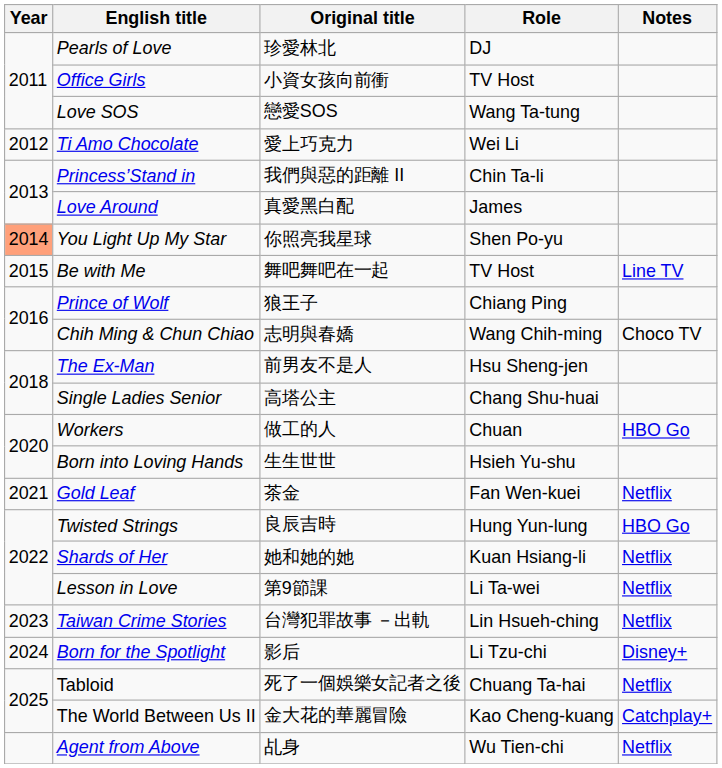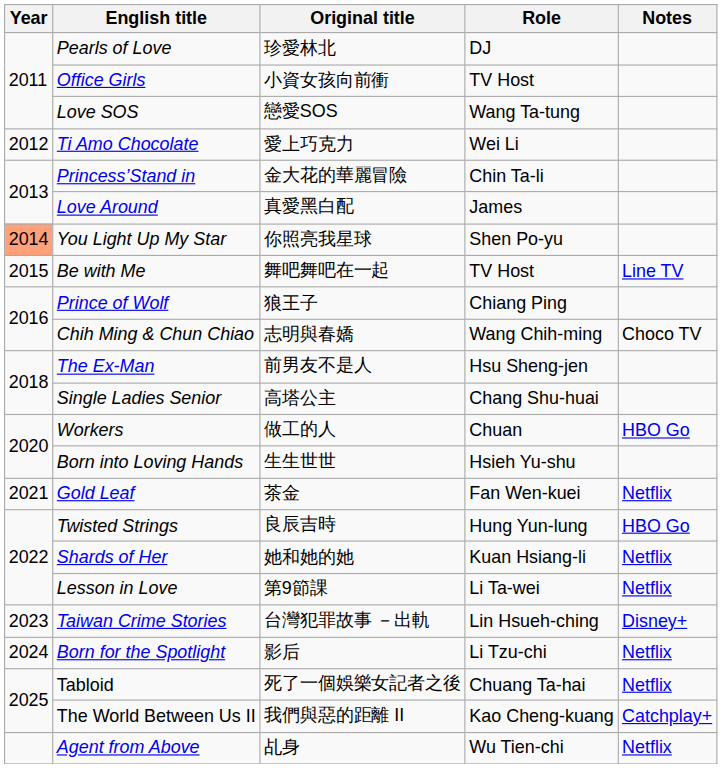(334, 175) 我們與惡的距離 II -> (336, 175) 金大花的華麗冒險
(647, 620) Netflix -> (655, 620) Disney+
(655, 652) Disney+ -> (647, 652) Netflix
(336, 715) 金大花的華麗冒險 -> (334, 715) 我們與惡的距離 II
